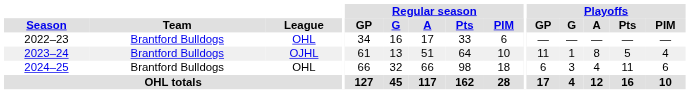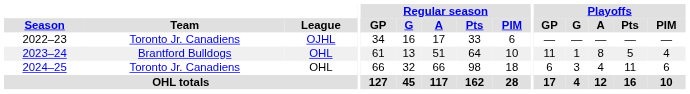(177, 39) Brantford Bulldogs -> (185, 39) Toronto Jr. Canadiens
(304, 39) OHL -> (321, 39) OJHL
(304, 53) OJHL -> (321, 53) OHL
(177, 68) Brantford Bulldogs -> (185, 68) Toronto Jr. Canadiens
